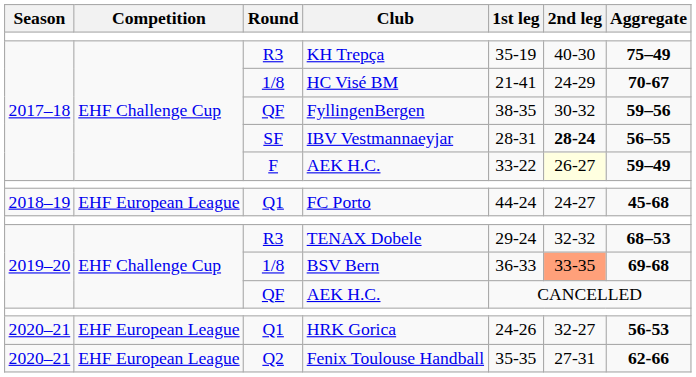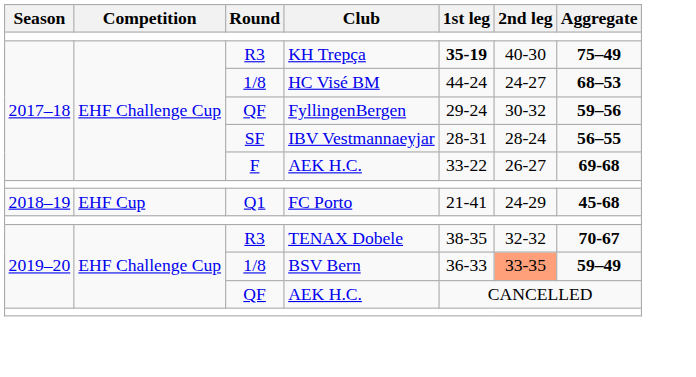(516, 54) normal -> (466, 54) bold
(516, 82) 21-41 -> (466, 82) 44-24
(575, 82) 24-29 -> (525, 82) 24-27
(649, 82) 70-67 -> (599, 82) 68–53
(516, 110) 38-35 -> (466, 110) 29-24
(575, 138) bold -> (525, 138) normal
(575, 166) lightyellow background -> (525, 166) no background
(649, 166) 59–49 -> (599, 166) 69-68
(159, 202) EHF European League -> (112, 202) EHF Cup
(516, 202) 44-24 -> (466, 202) 21-41
(575, 202) 24-27 -> (525, 202) 24-29
(516, 238) 29-24 -> (466, 238) 38-35
(649, 238) 68–53 -> (599, 238) 70-67
(649, 266) 69-68 -> (599, 266) 59–49
- row: (273, 330)
- row: (273, 357)
